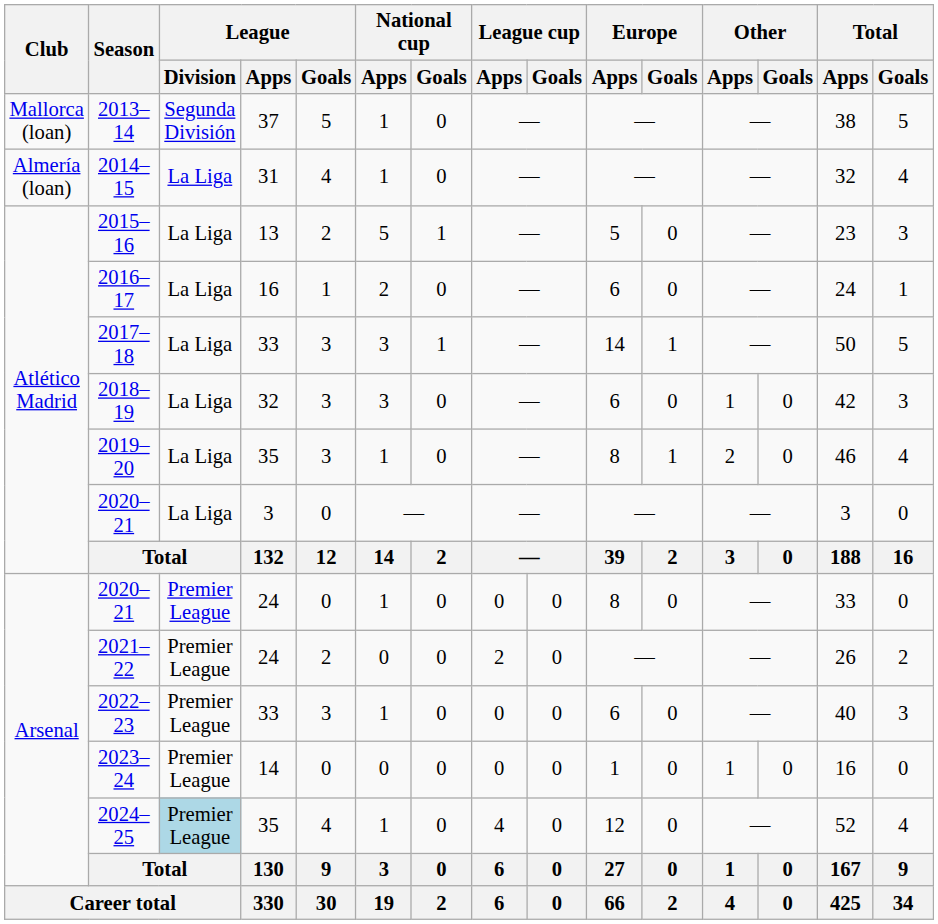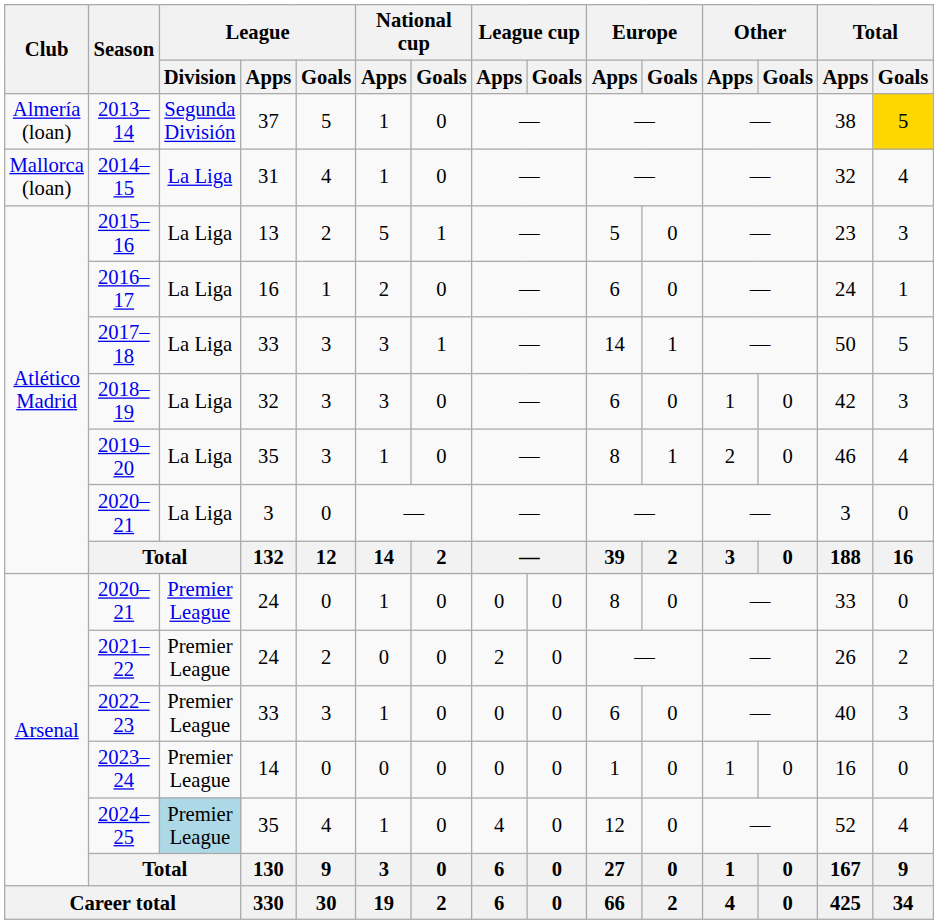(47, 121) Mallorca (loan) -> (47, 121) Almería (loan)
(903, 121) no background -> (903, 121) gold background
(47, 177) Almería (loan) -> (47, 177) Mallorca (loan)
